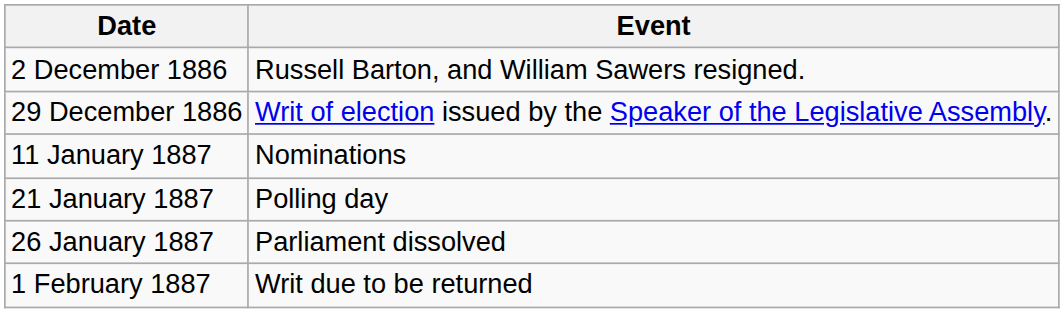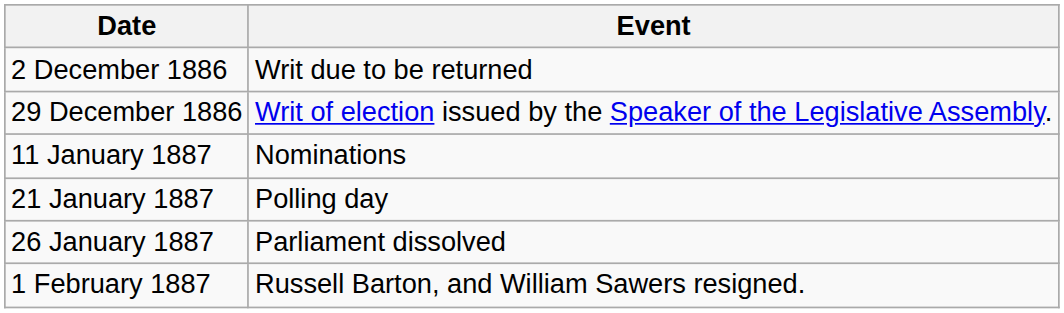(530, 69) Russell Barton, and William Sawers resigned. -> (394, 69) Writ due to be returned
(394, 284) Writ due to be returned -> (530, 284) Russell Barton, and William Sawers resigned.
